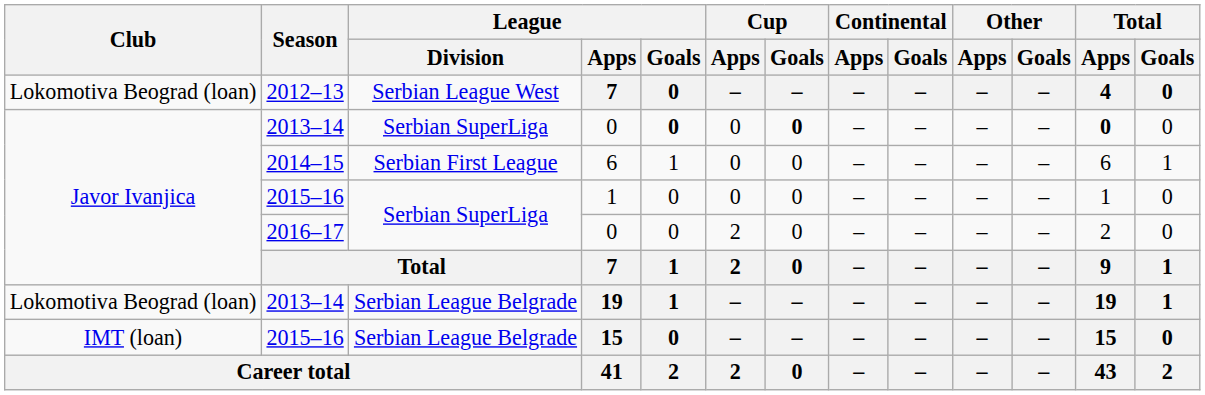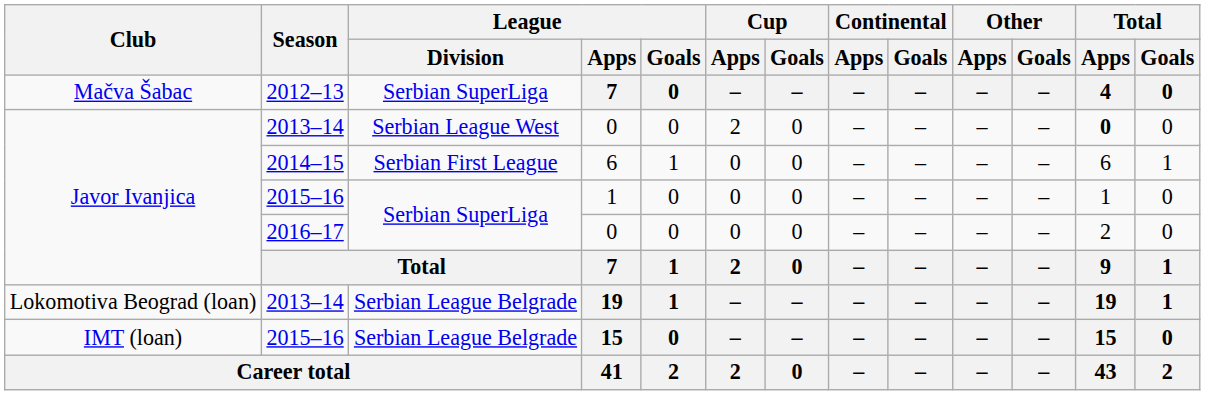(133, 92) Lokomotiva Beograd (loan) -> (133, 92) Mačva Šabac
(465, 92) Serbian League West -> (465, 92) Serbian SuperLiga
(465, 127) Serbian SuperLiga -> (465, 127) Serbian League West
(674, 127) bold -> (674, 127) normal
(735, 127) 0 -> (735, 127) 2
(797, 127) bold -> (797, 127) normal
(735, 232) 2 -> (735, 232) 0
